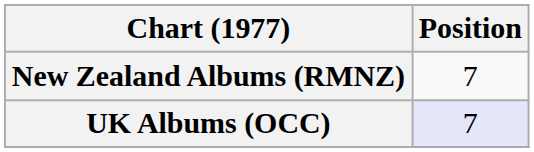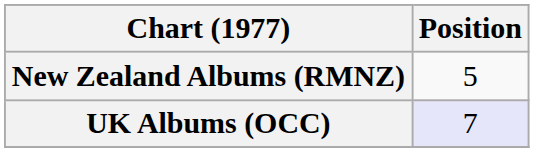(470, 75) 7 -> (470, 75) 5
